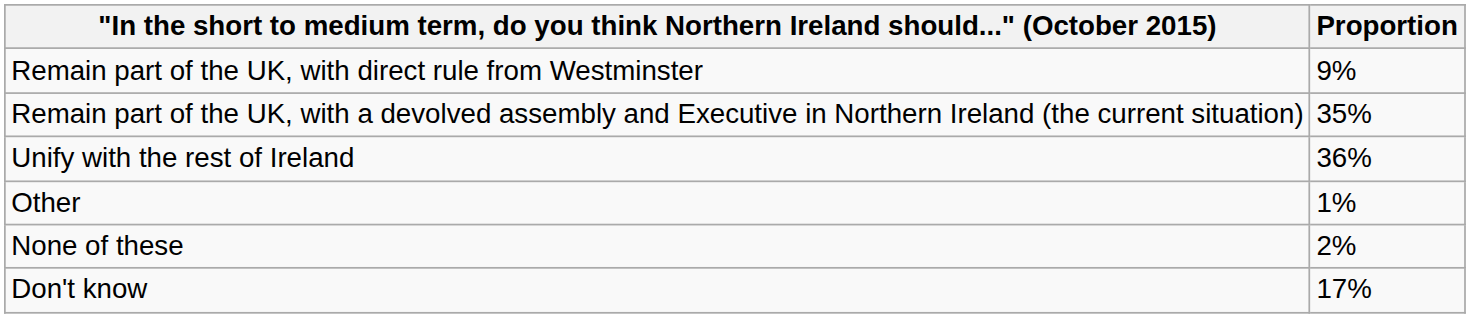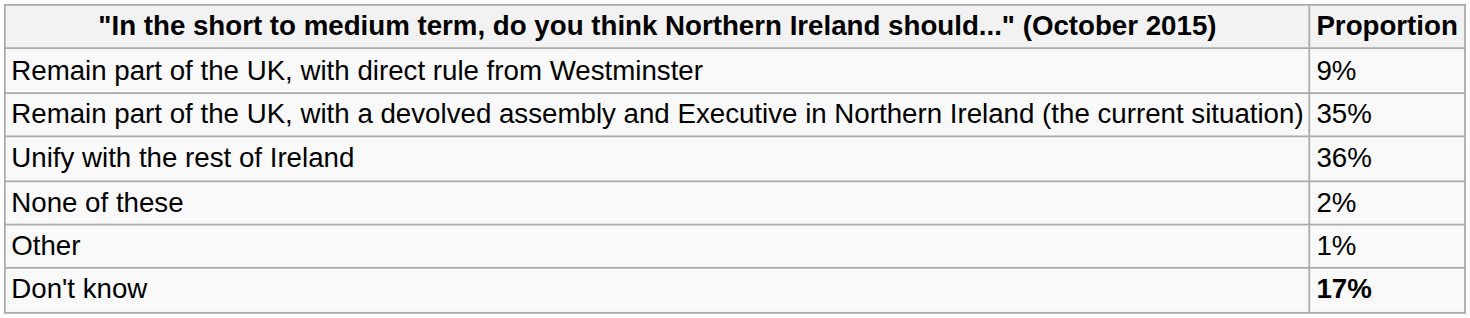rows swapped: (46, 202) <-> (97, 245)
(1344, 289) normal -> (1344, 289) bold
